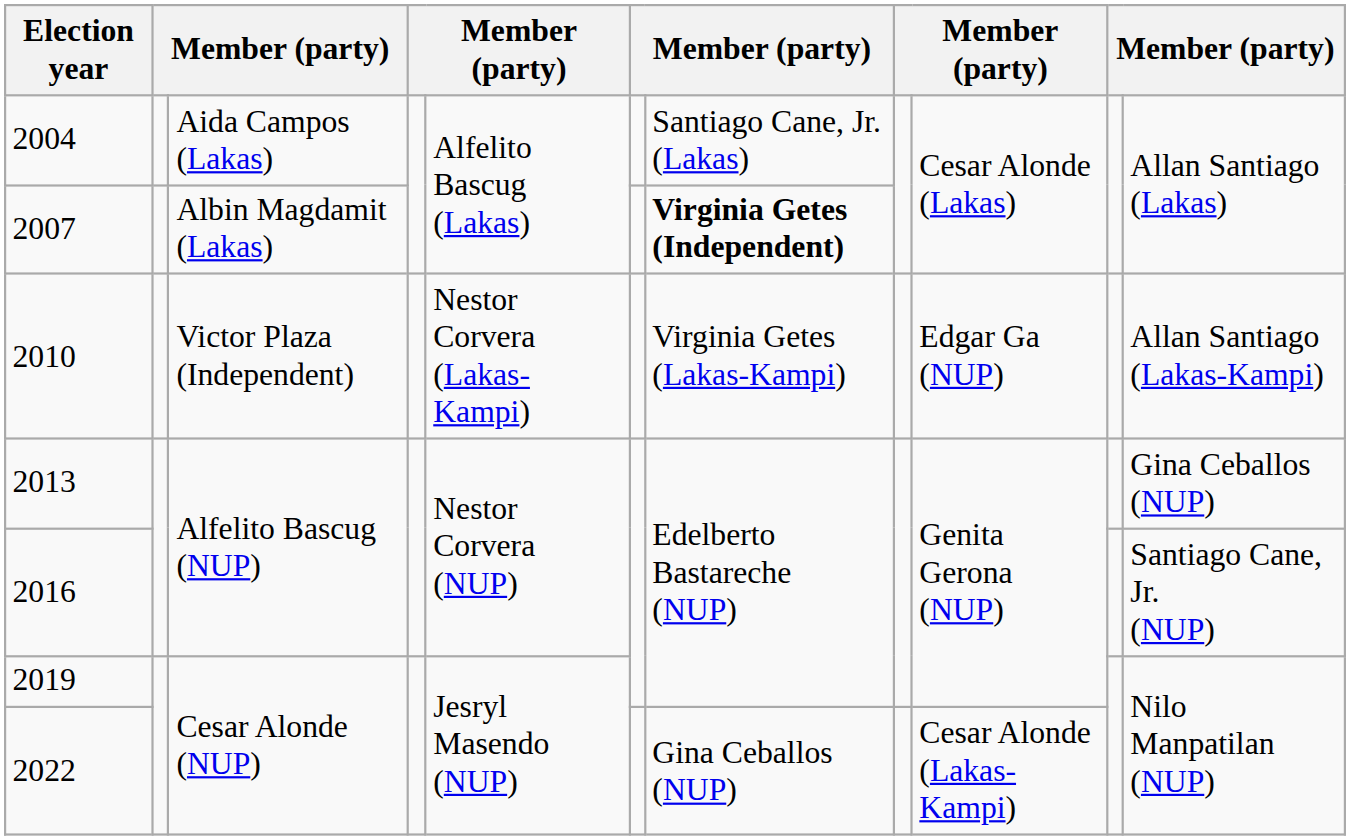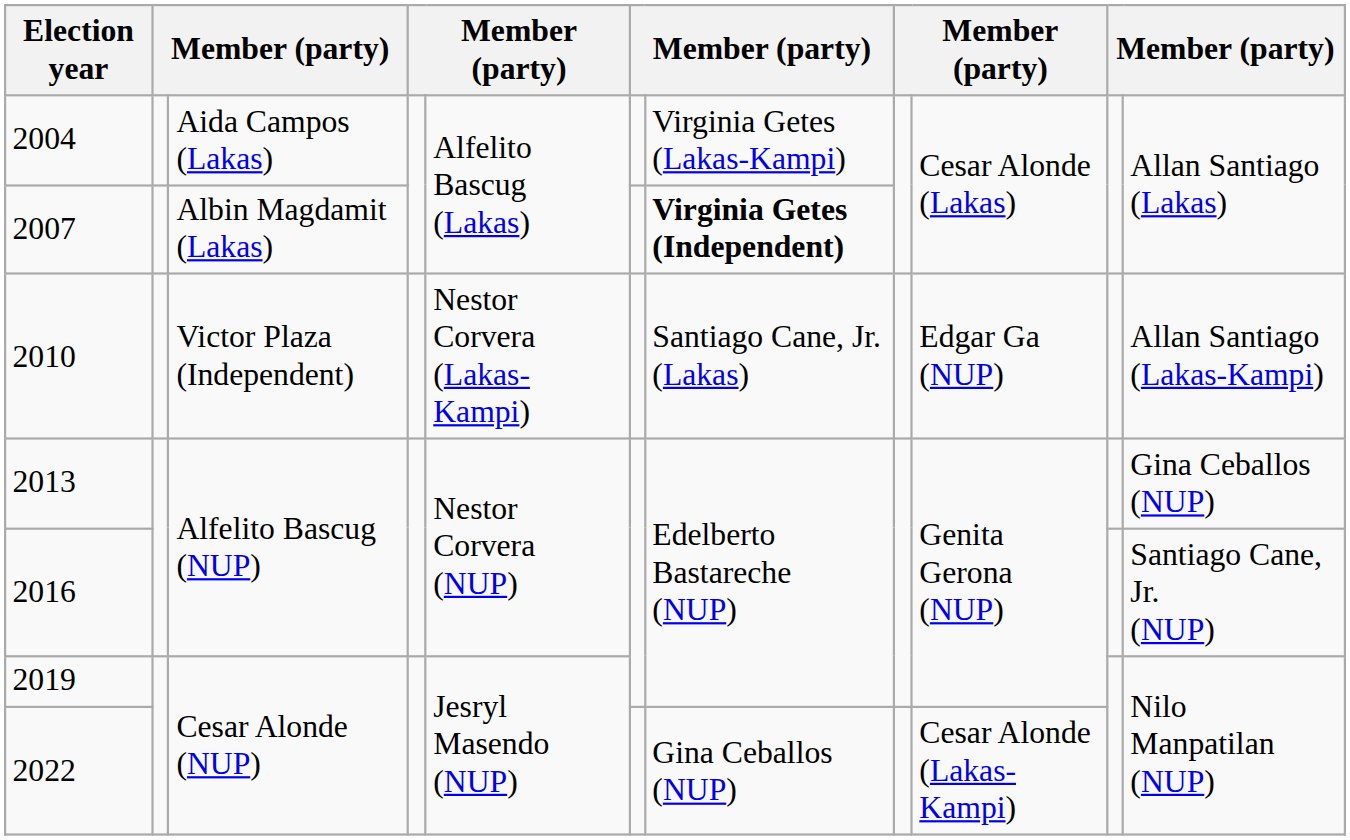(767, 139) Santiago Cane, Jr. (Lakas) -> (749, 139) Virginia Getes (Lakas-Kampi)
(749, 356) Virginia Getes (Lakas-Kampi) -> (767, 356) Santiago Cane, Jr. (Lakas)
